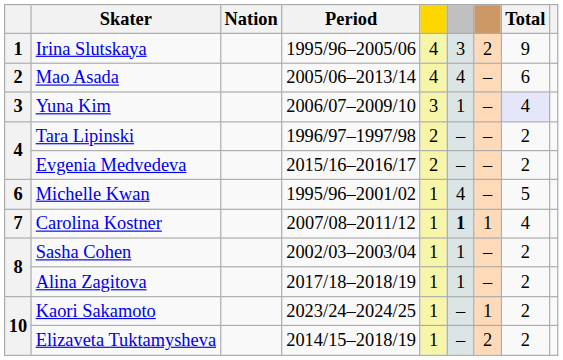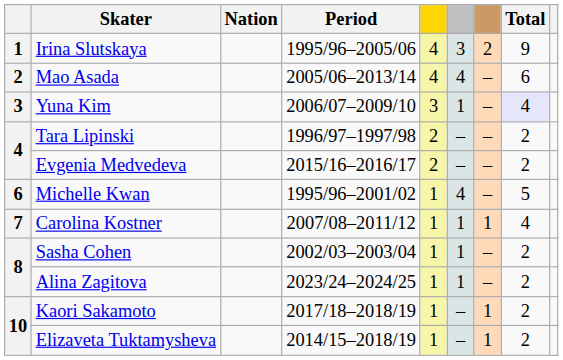(461, 223) bold -> (461, 223) normal
(351, 281) 2017/18–2018/19 -> (351, 281) 2023/24–2024/25
(351, 310) 2023/24–2024/25 -> (351, 310) 2017/18–2018/19
(487, 340) 2 -> (487, 340) 1
